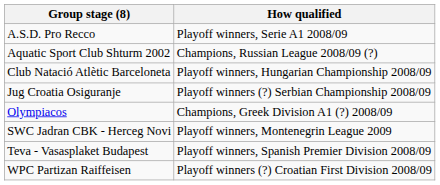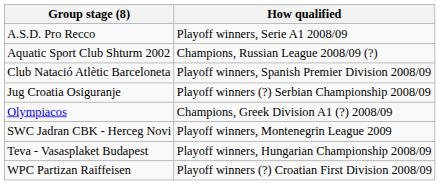(304, 72) Playoff winners, Hungarian Championship 2008/09 -> (304, 72) Playoff winners, Spanish Premier Division 2008/09
(304, 151) Playoff winners, Spanish Premier Division 2008/09 -> (304, 151) Playoff winners, Hungarian Championship 2008/09
